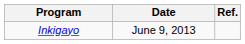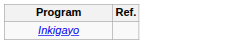- column: (164, 13)
